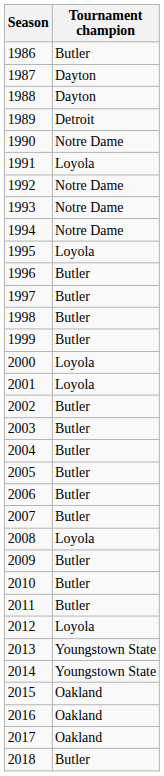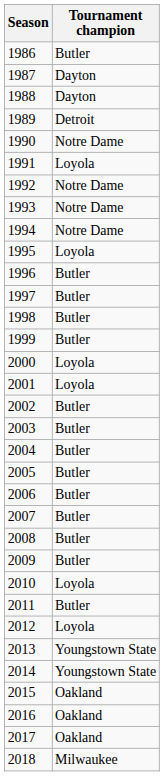(75, 538) Loyola -> (72, 538) Butler
(72, 583) Butler -> (75, 583) Loyola
(72, 759) Butler -> (86, 759) Milwaukee
